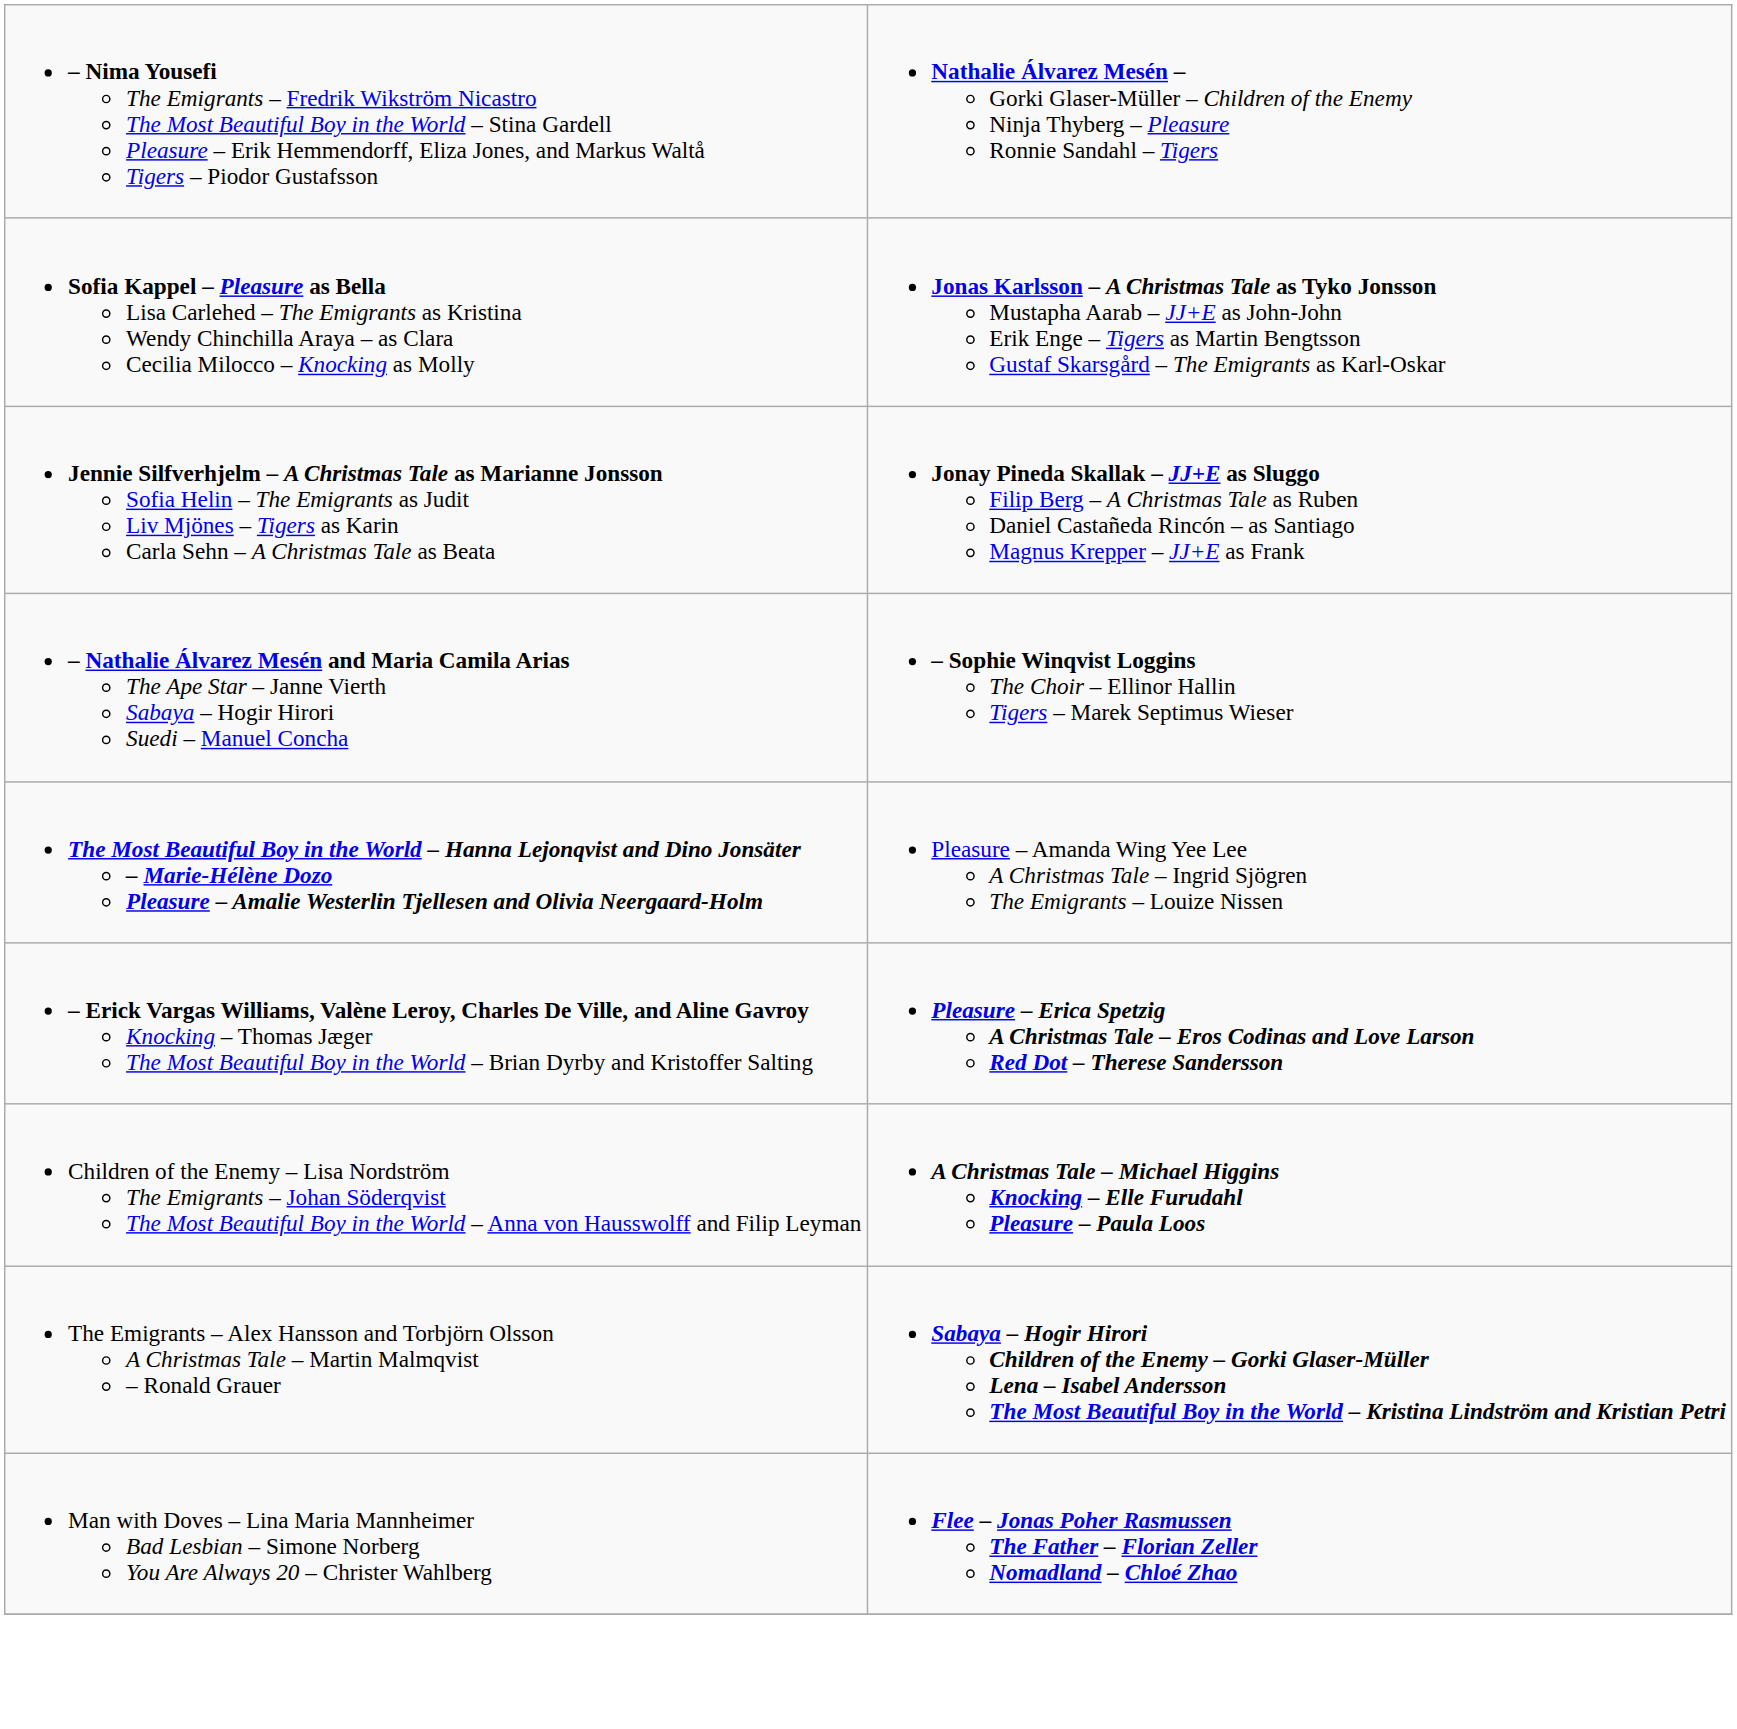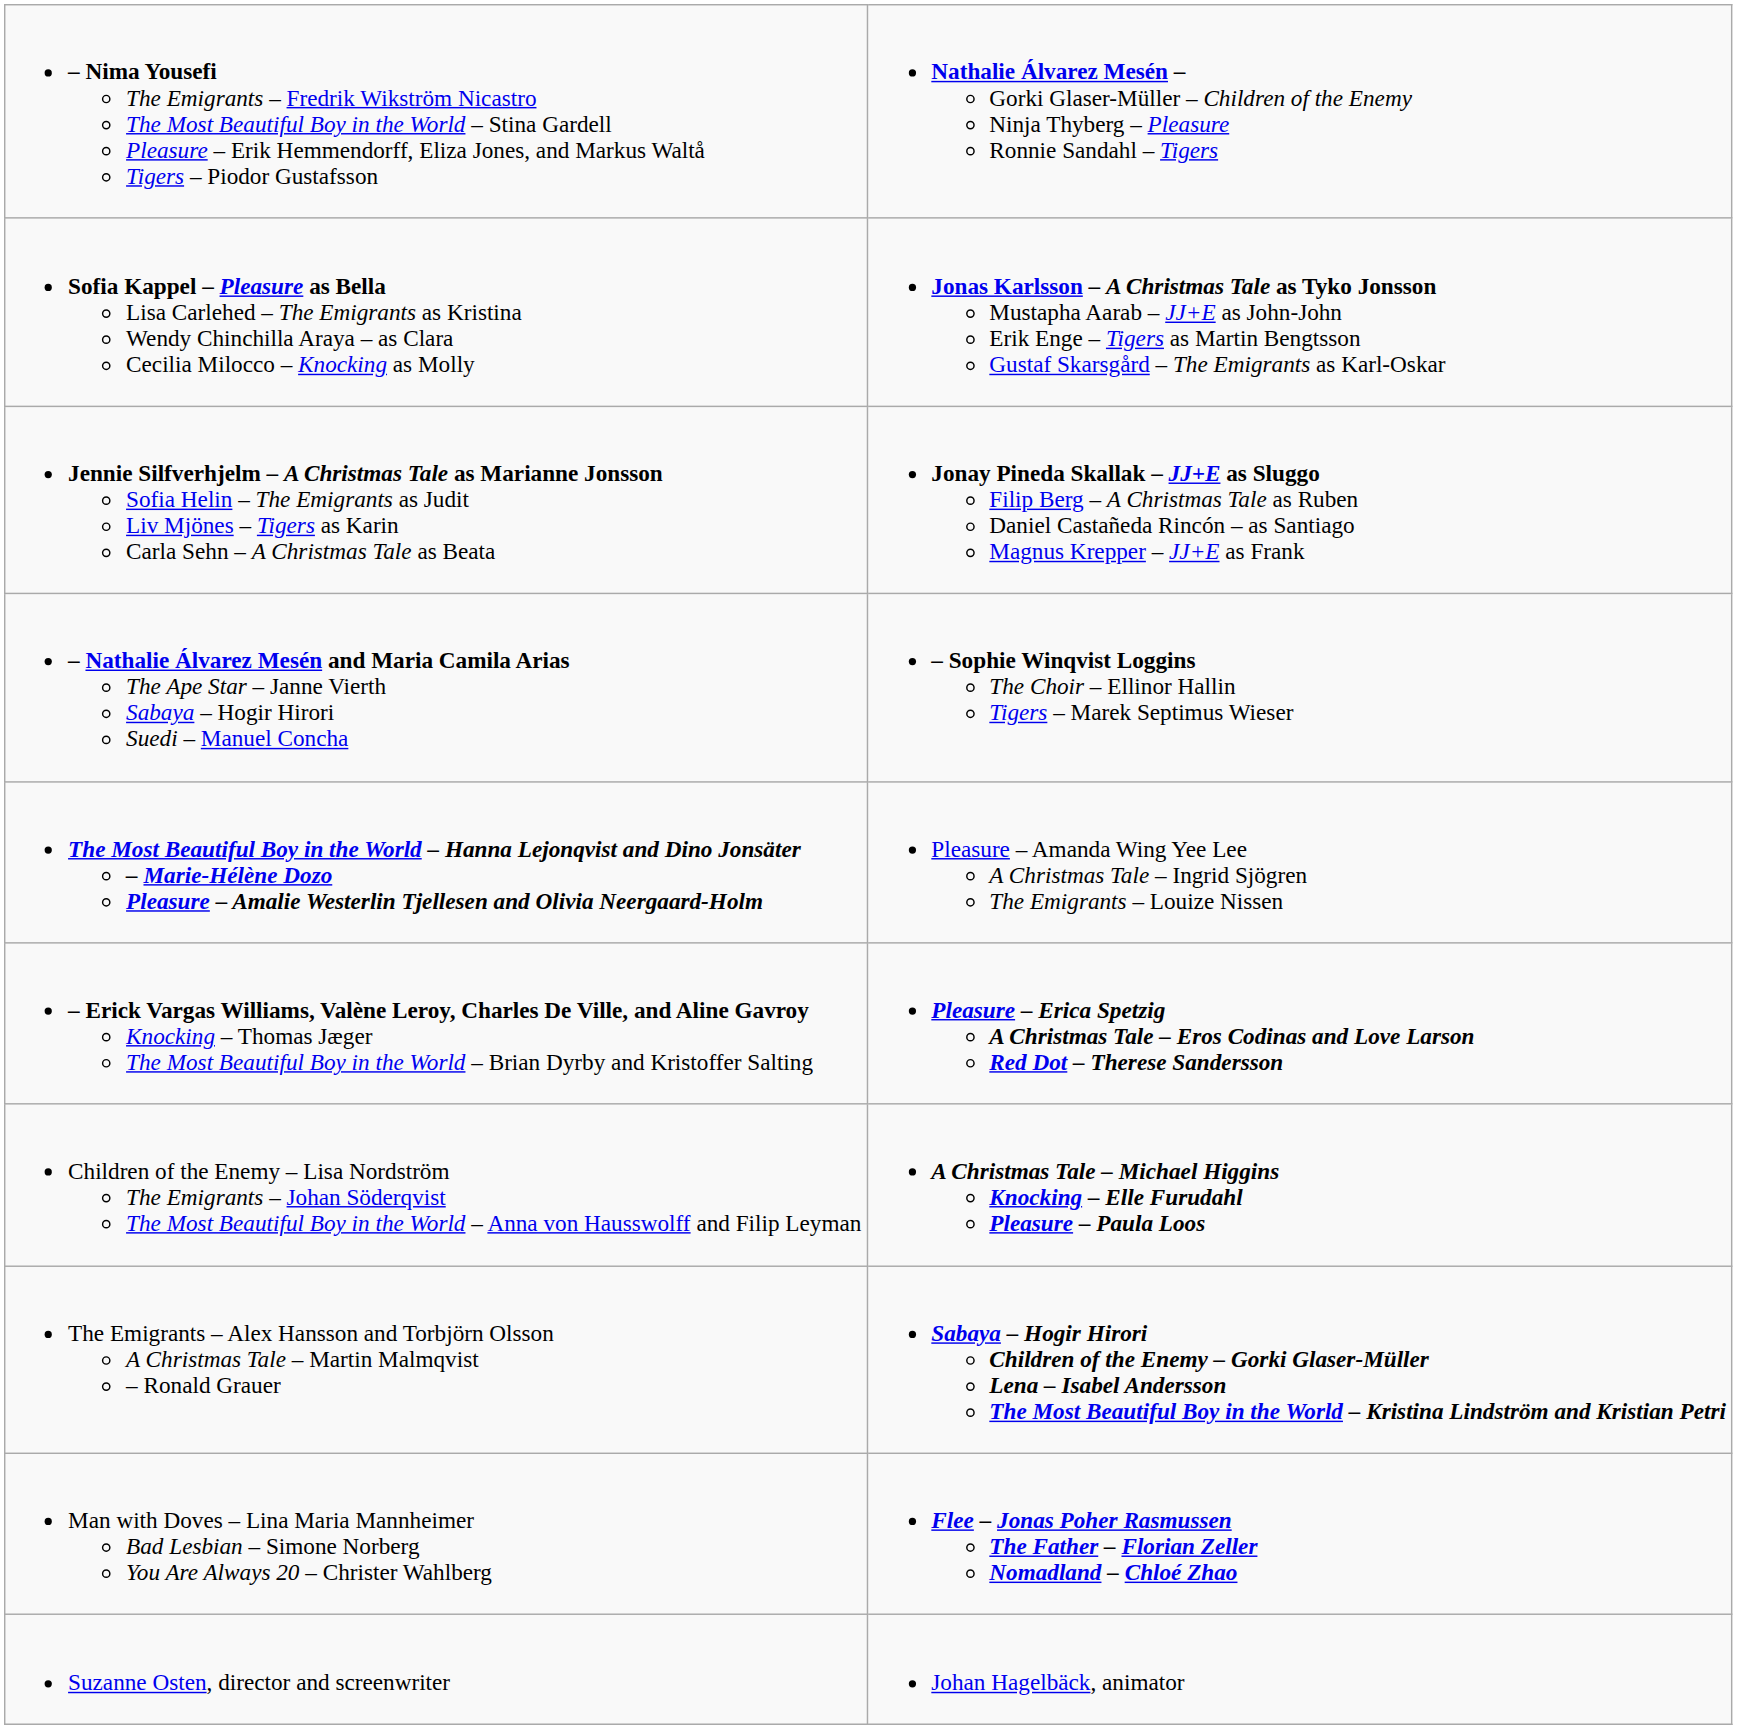+ row: (436, 1682)
